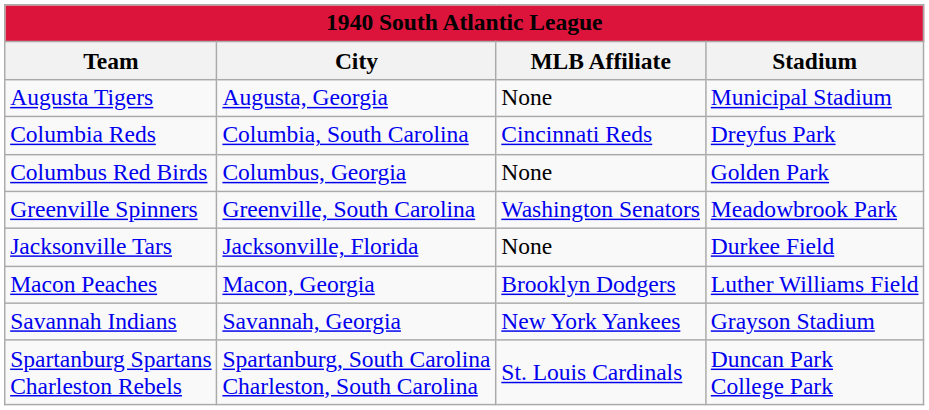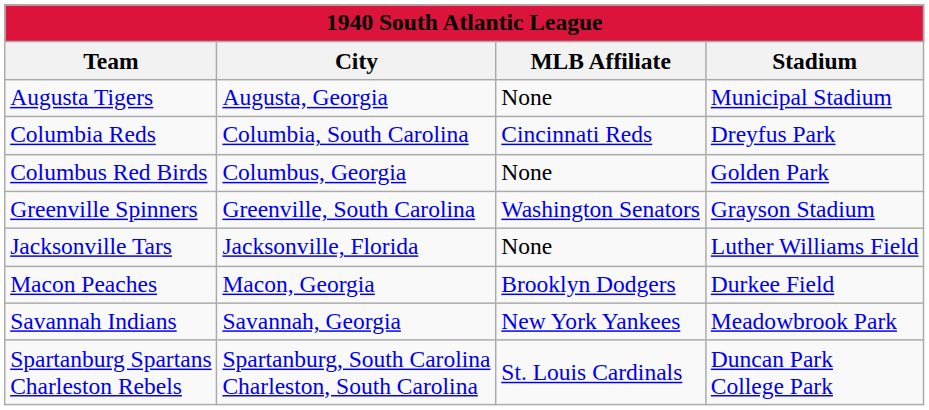(804, 209) Meadowbrook Park -> (793, 209) Grayson Stadium
(773, 246) Durkee Field -> (815, 246) Luther Williams Field
(815, 284) Luther Williams Field -> (773, 284) Durkee Field
(793, 321) Grayson Stadium -> (804, 321) Meadowbrook Park
